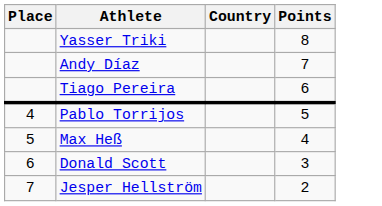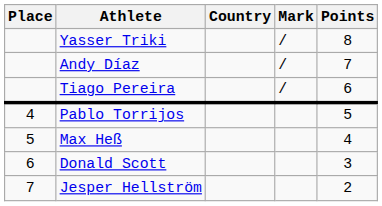+ column: (296, 17)
